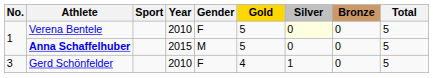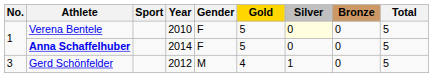(180, 47) 2015 -> (180, 47) 2014
(201, 47) M -> (200, 47) F
(180, 64) 2010 -> (180, 64) 2012
(200, 64) F -> (201, 64) M
